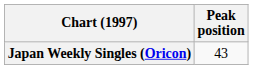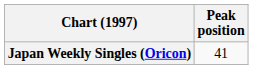(221, 53) 43 -> (221, 53) 41
